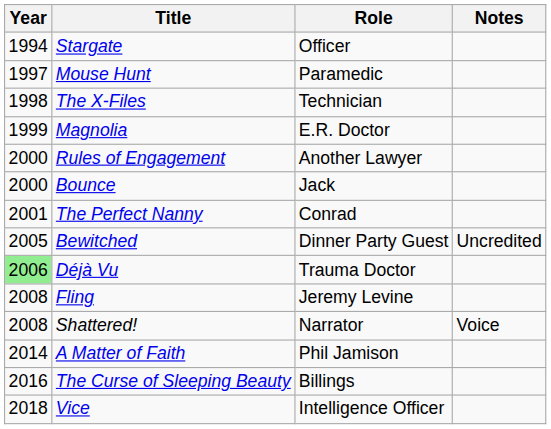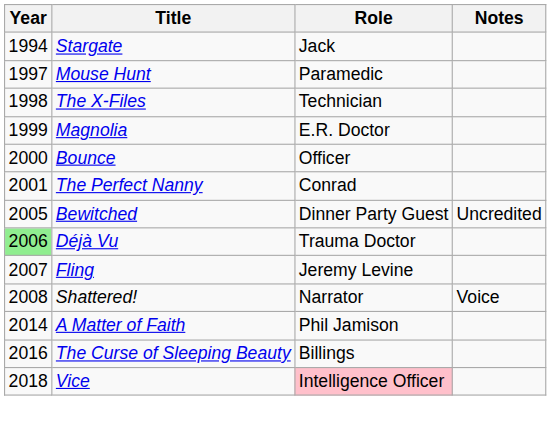(325, 46) Officer -> (317, 46) Jack
- row: (141, 158)
(317, 185) Jack -> (325, 158) Officer
(28, 297) 2008 -> (28, 269) 2007
(372, 409) no background -> (372, 381) pink background
